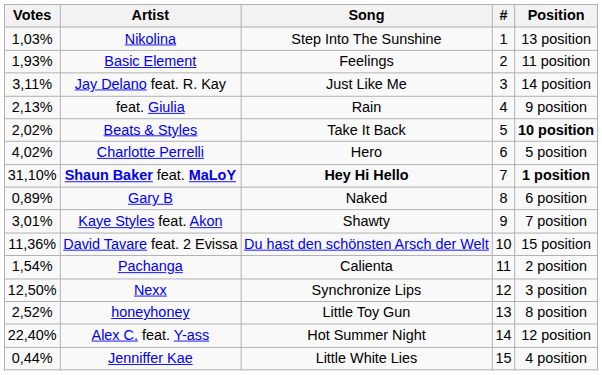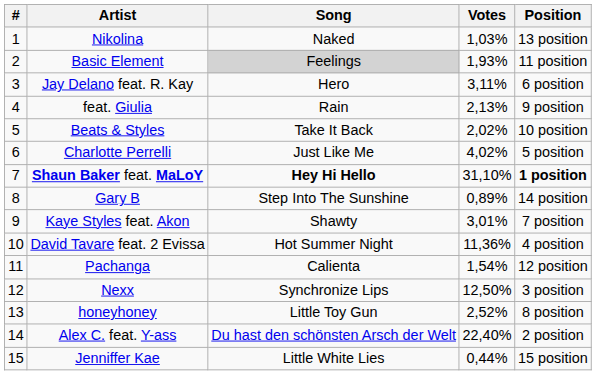columns swapped: (503, 15) <-> (32, 15)
(366, 38) Step Into The Sunshine -> (334, 38) Naked
(366, 61) no background -> (334, 61) lightgrey background
(366, 84) Just Like Me -> (334, 84) Hero
(556, 84) 14 position -> (553, 84) 6 position
(556, 130) bold -> (553, 130) normal
(366, 152) Hero -> (334, 152) Just Like Me
(366, 198) Naked -> (334, 198) Step Into The Sunshine
(556, 198) 6 position -> (553, 198) 14 position
(366, 244) Du hast den schönsten Arsch der Welt -> (334, 244) Hot Summer Night
(556, 244) 15 position -> (553, 244) 4 position
(556, 267) 2 position -> (553, 267) 12 position
(366, 335) Hot Summer Night -> (334, 335) Du hast den schönsten Arsch der Welt
(556, 335) 12 position -> (553, 335) 2 position
(556, 358) 4 position -> (553, 358) 15 position
